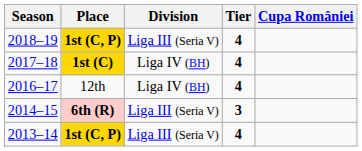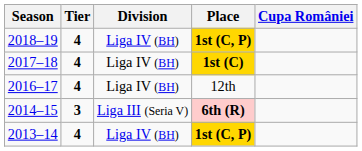columns swapped: (238, 16) <-> (93, 16)
(173, 40) Liga III (Seria V) -> (143, 40) Liga IV (BH)
(173, 134) Liga III (Seria V) -> (143, 134) Liga IV (BH)
